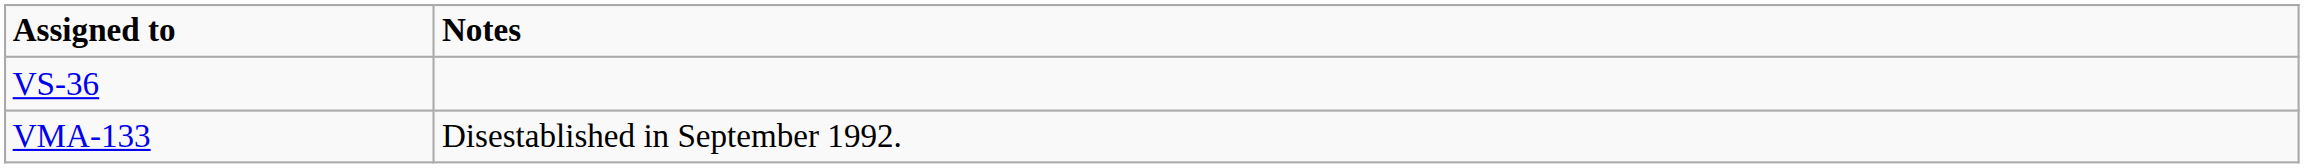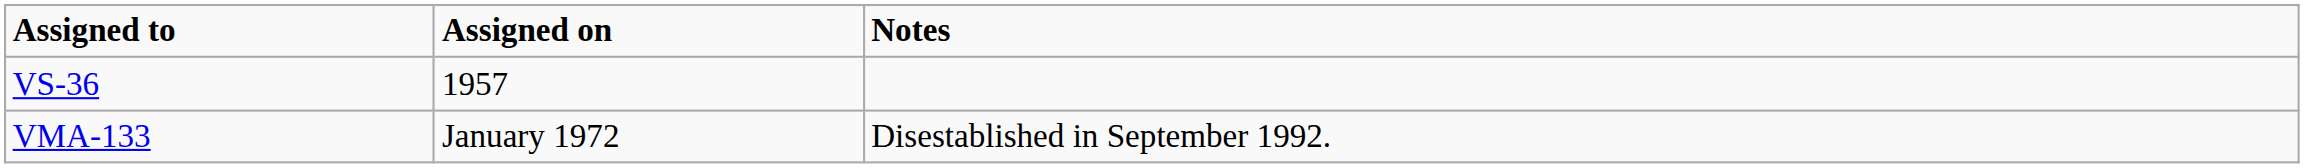+ column: (527, 30)
